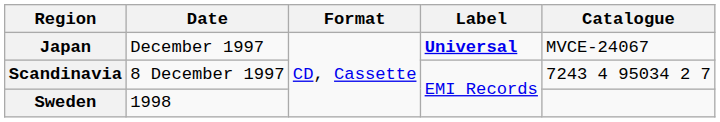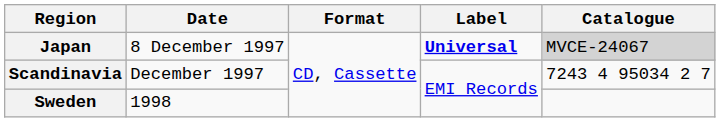(197, 47) December 1997 -> (207, 47) 8 December 1997
(598, 47) no background -> (598, 47) lightgrey background
(207, 75) 8 December 1997 -> (197, 75) December 1997
